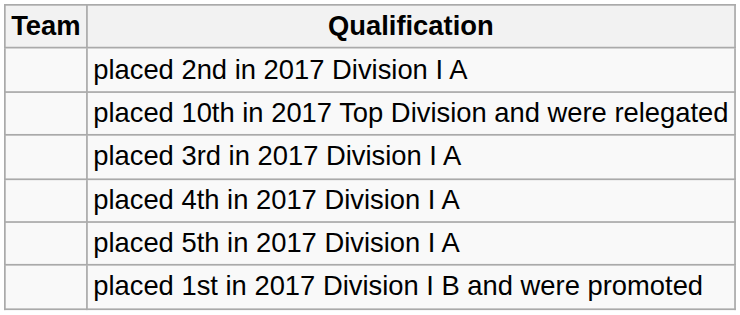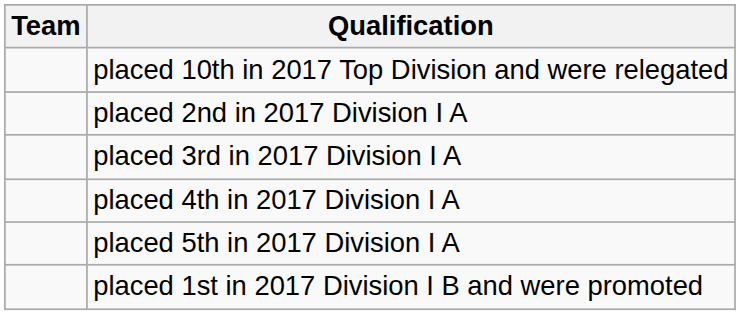rows swapped: (411, 112) <-> (280, 69)
